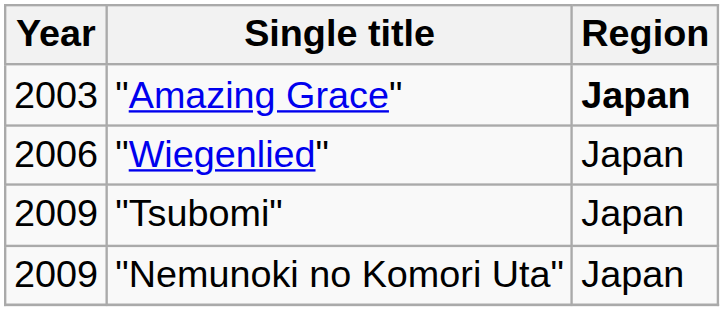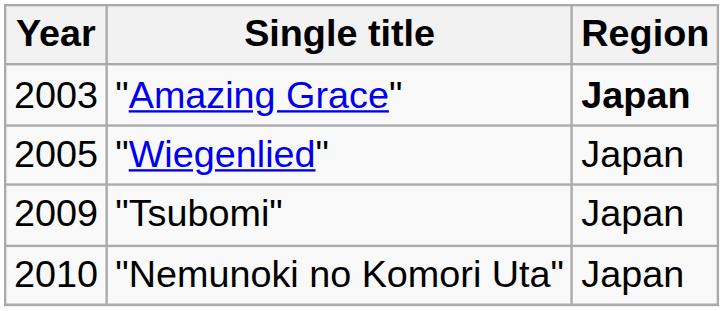(56, 154) 2006 -> (56, 154) 2005
(56, 273) 2009 -> (56, 273) 2010
